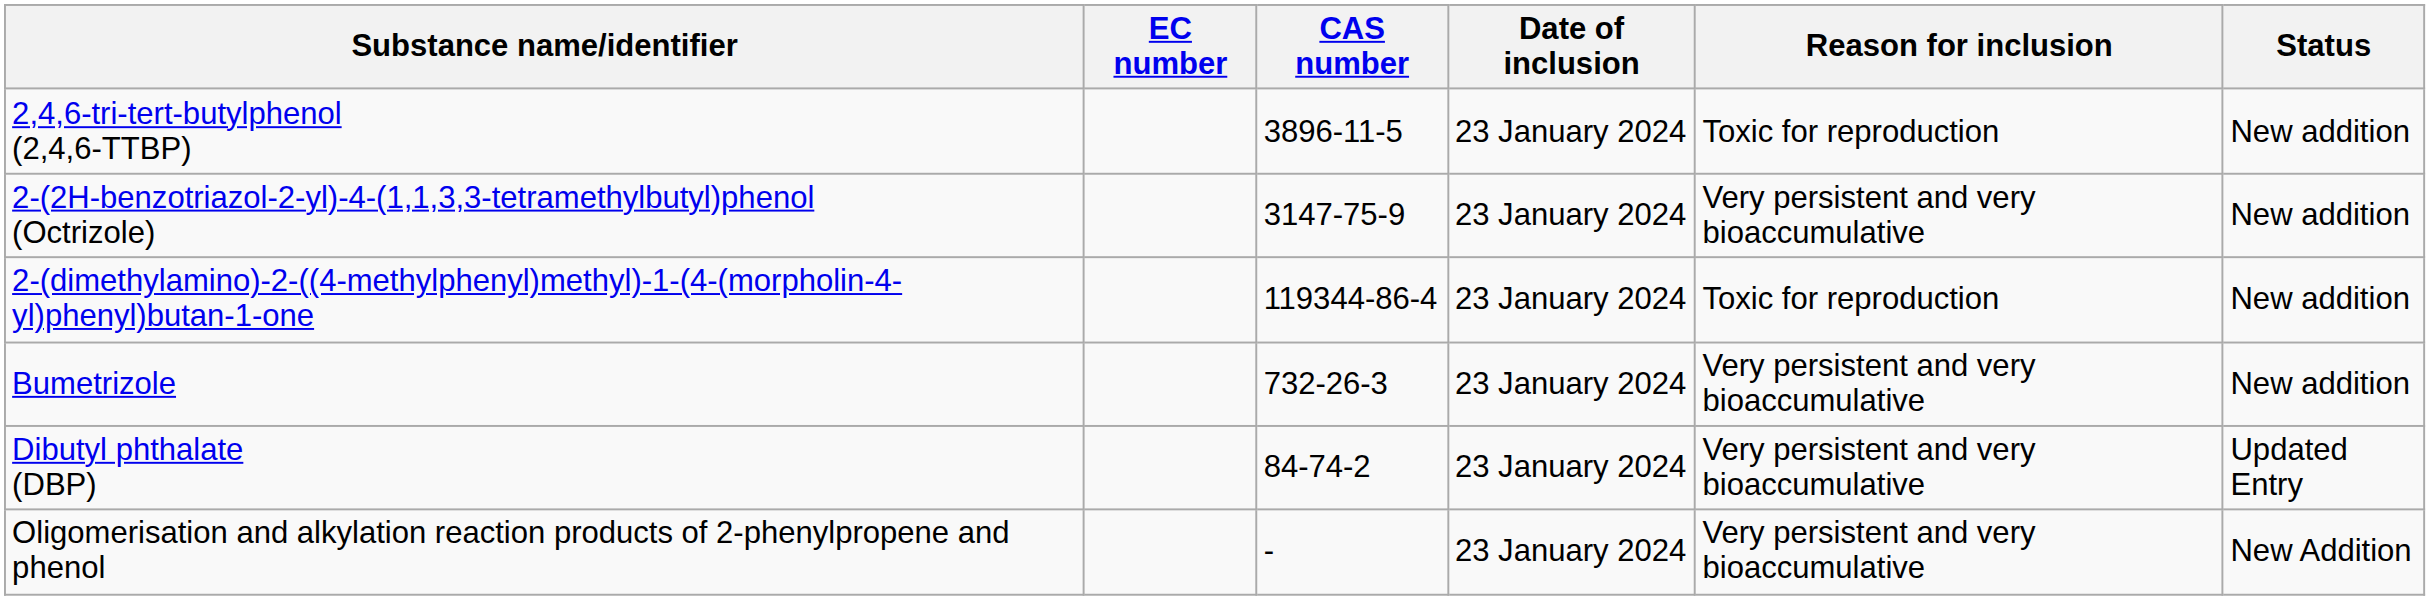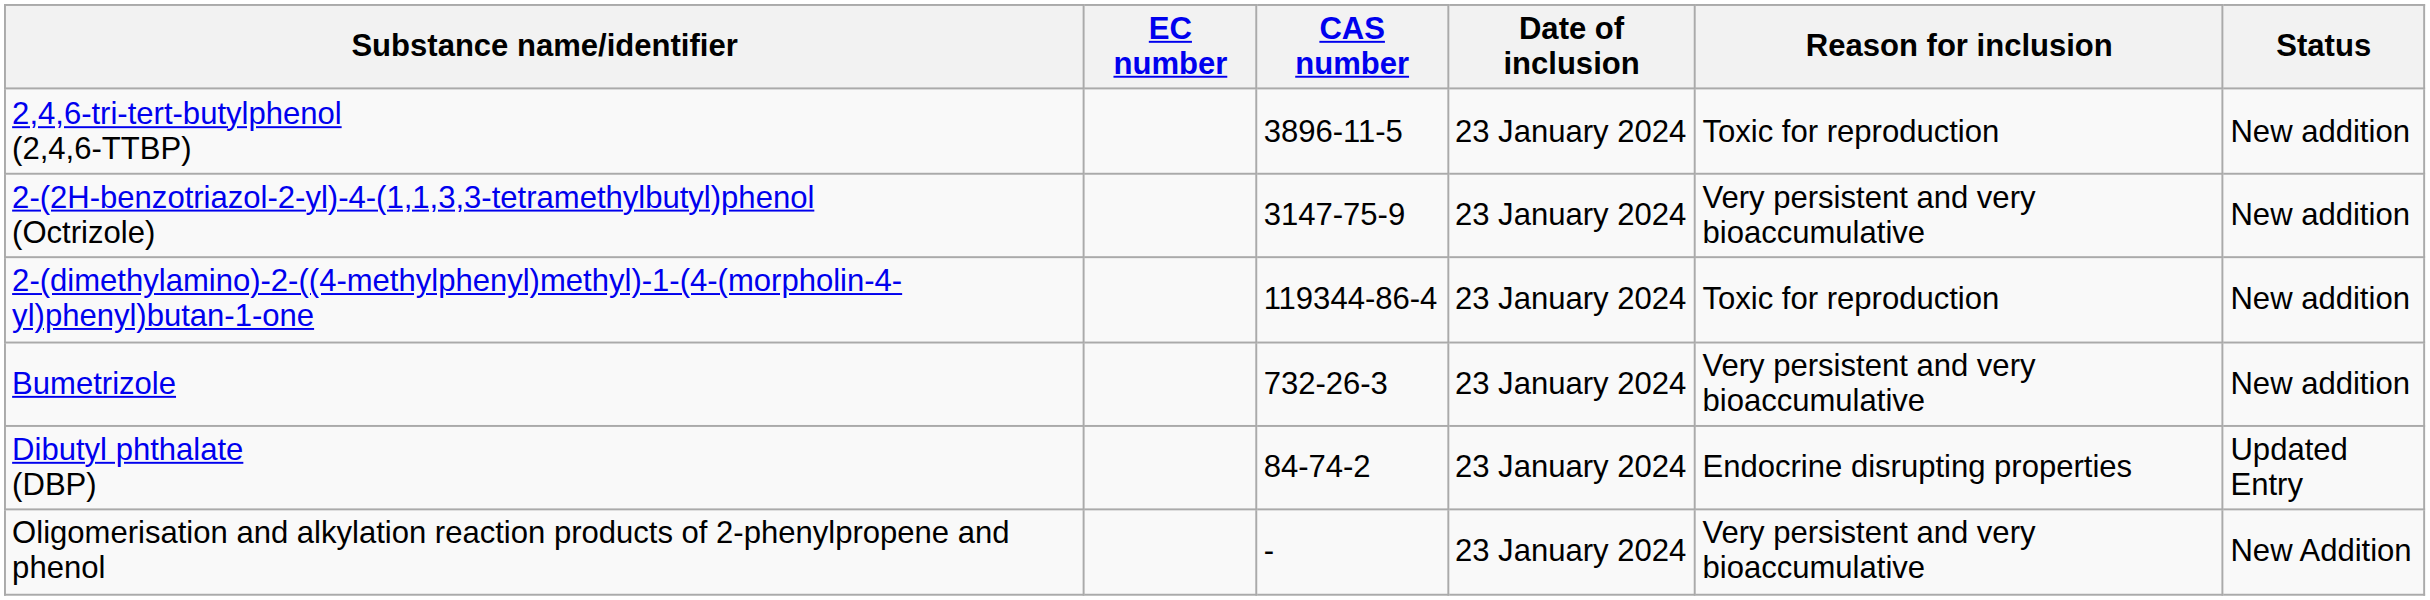(1869, 467) Very persistent and very bioaccumulative -> (1917, 467) Endocrine disrupting properties
